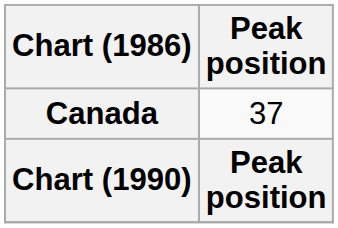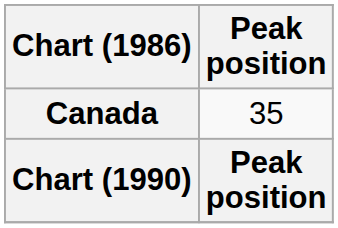(266, 113) 37 -> (266, 113) 35
